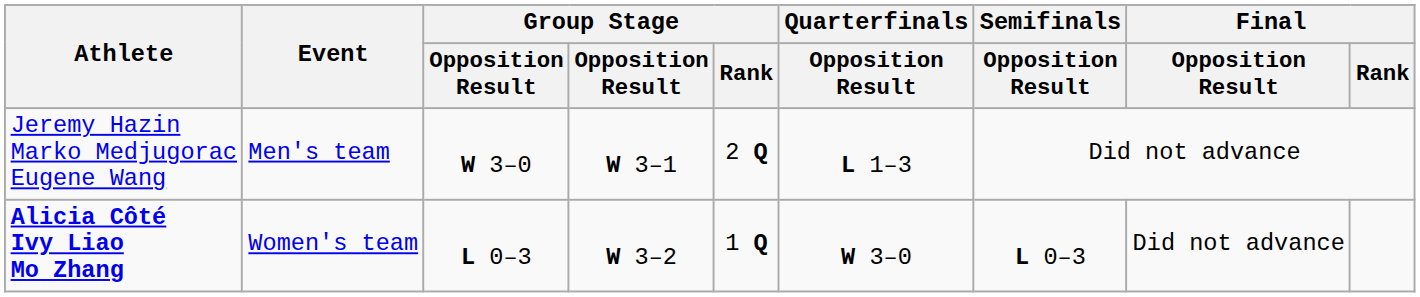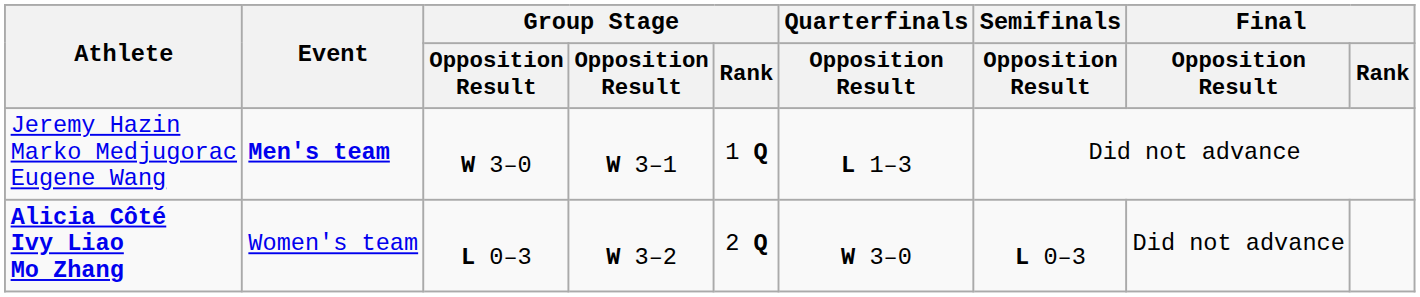(319, 154) normal -> (319, 154) bold
(746, 154) 2 Q -> (746, 154) 1 Q
(746, 245) 1 Q -> (746, 245) 2 Q
